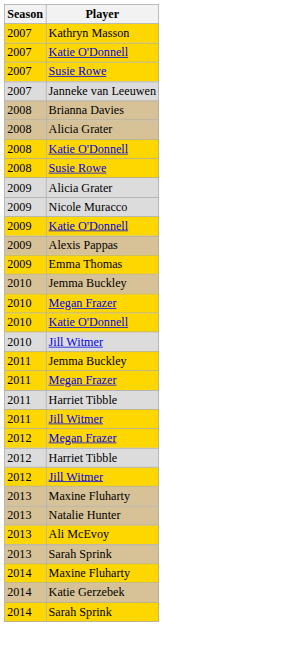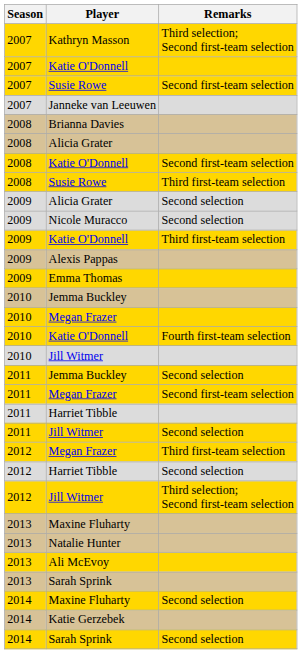+ column: (228, 14)
